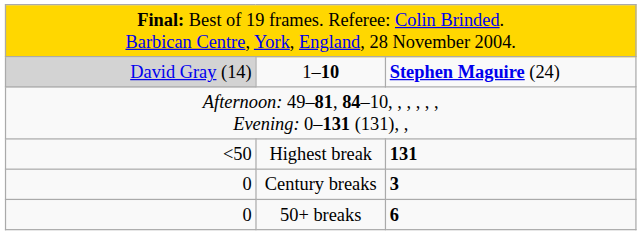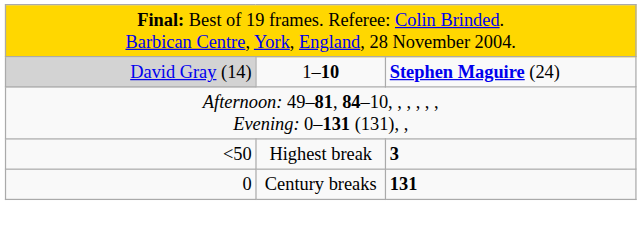(404, 154) 131 -> (394, 154) 3
(394, 184) 3 -> (404, 184) 131
- row: (321, 215)
